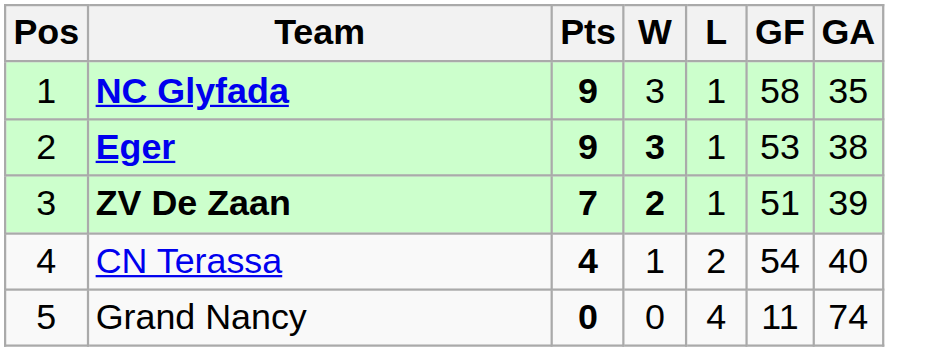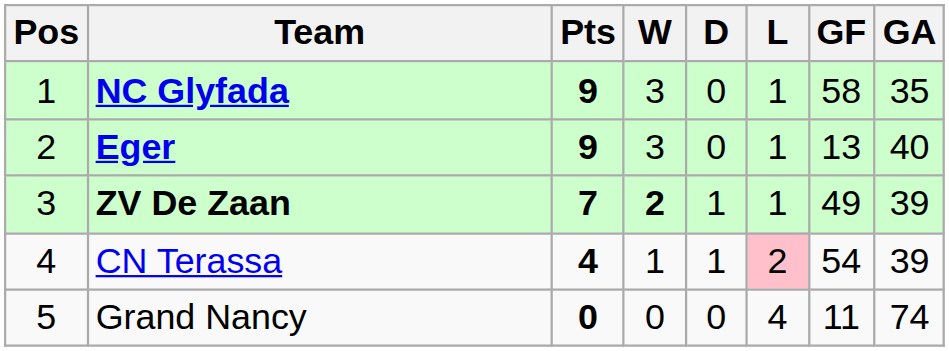+ column: (716, 32)
(655, 146) bold -> (655, 146) normal
(780, 146) 53 -> (841, 146) 13
(848, 146) 38 -> (910, 146) 40
(780, 203) 51 -> (841, 203) 49
(716, 260) no background -> (778, 260) pink background
(848, 260) 40 -> (910, 260) 39
